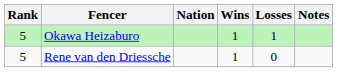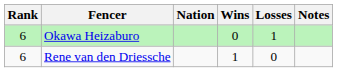(23, 35) 5 -> (23, 35) 6
(235, 35) 1 -> (235, 35) 0
(23, 56) 5 -> (23, 56) 6
